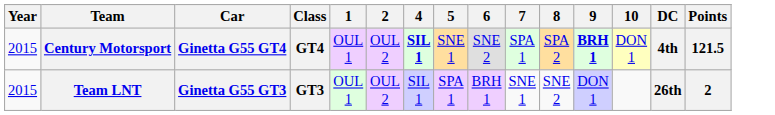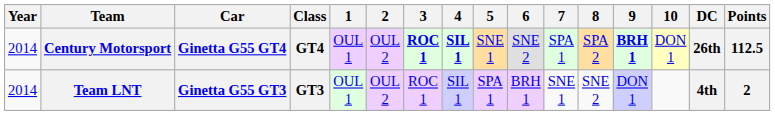+ column: (423, 16)
(23, 48) 2015 -> (23, 48) 2014
(668, 48) 4th -> (707, 48) 26th
(708, 48) 121.5 -> (747, 48) 112.5
(23, 89) 2015 -> (23, 89) 2014
(668, 89) 26th -> (707, 89) 4th
